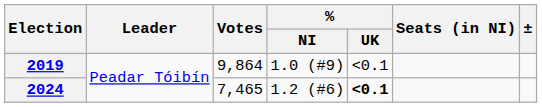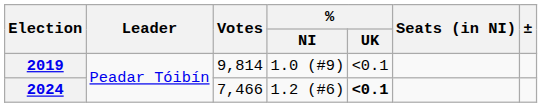(240, 65) 9,864 -> (240, 65) 9,814
(240, 90) 7,465 -> (240, 90) 7,466
